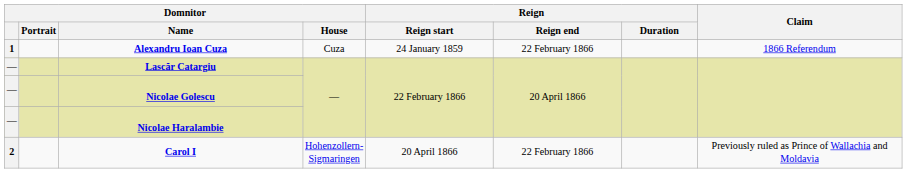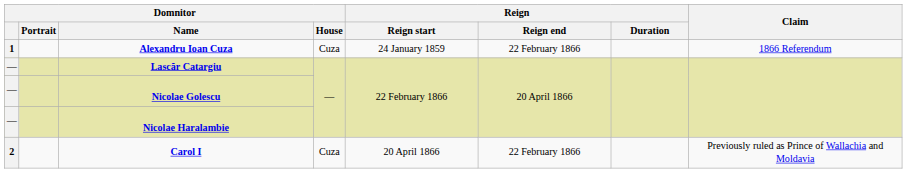(334, 152) Hohenzollern-Sigmaringen -> (329, 152) Cuza
